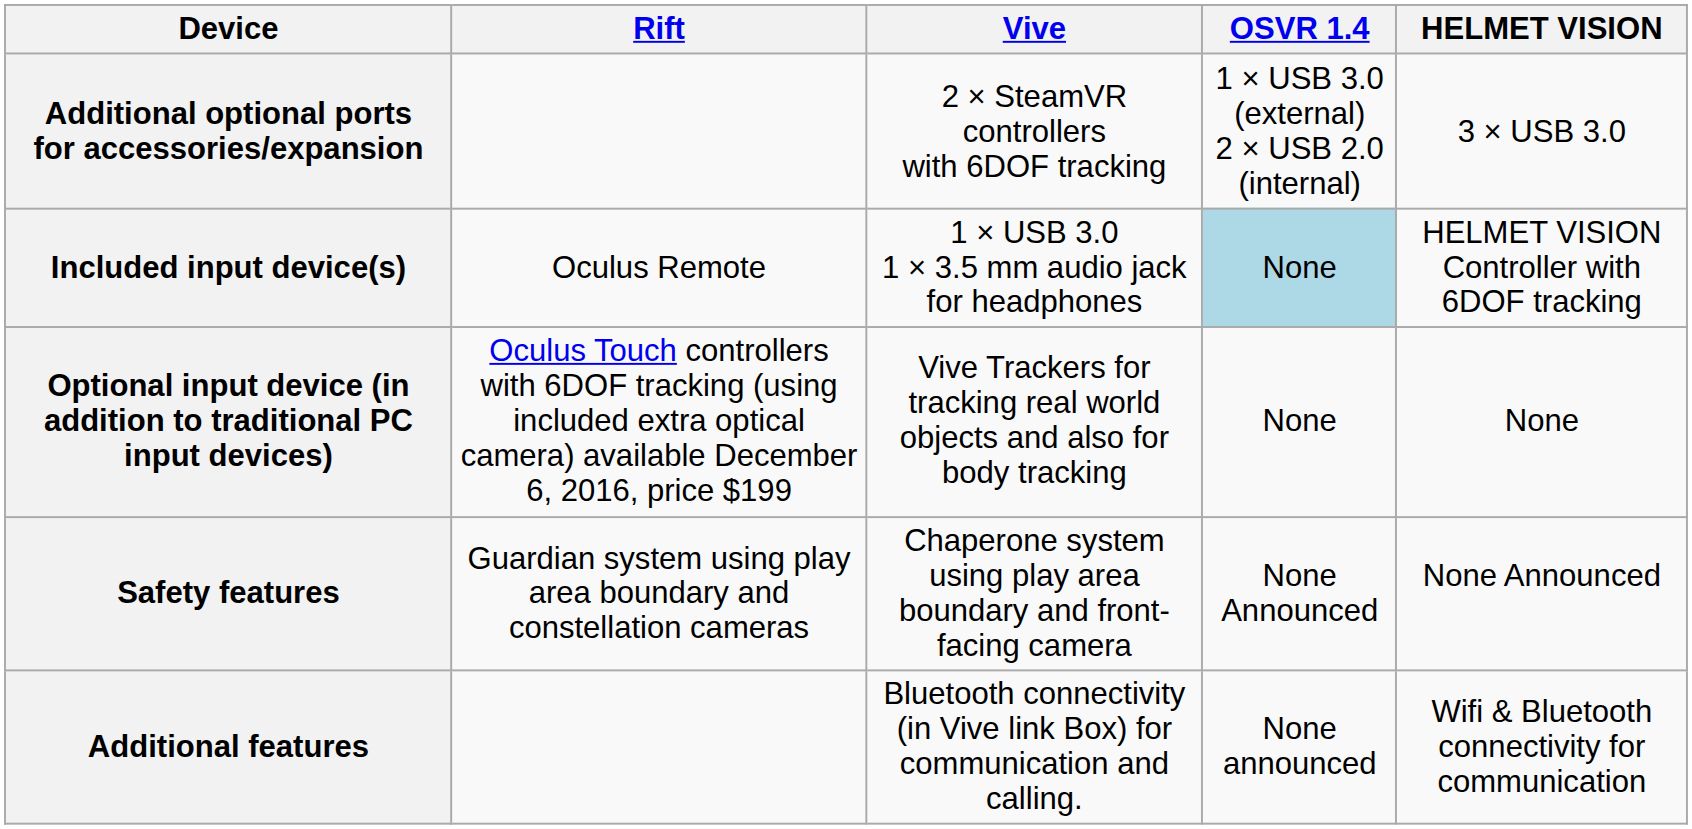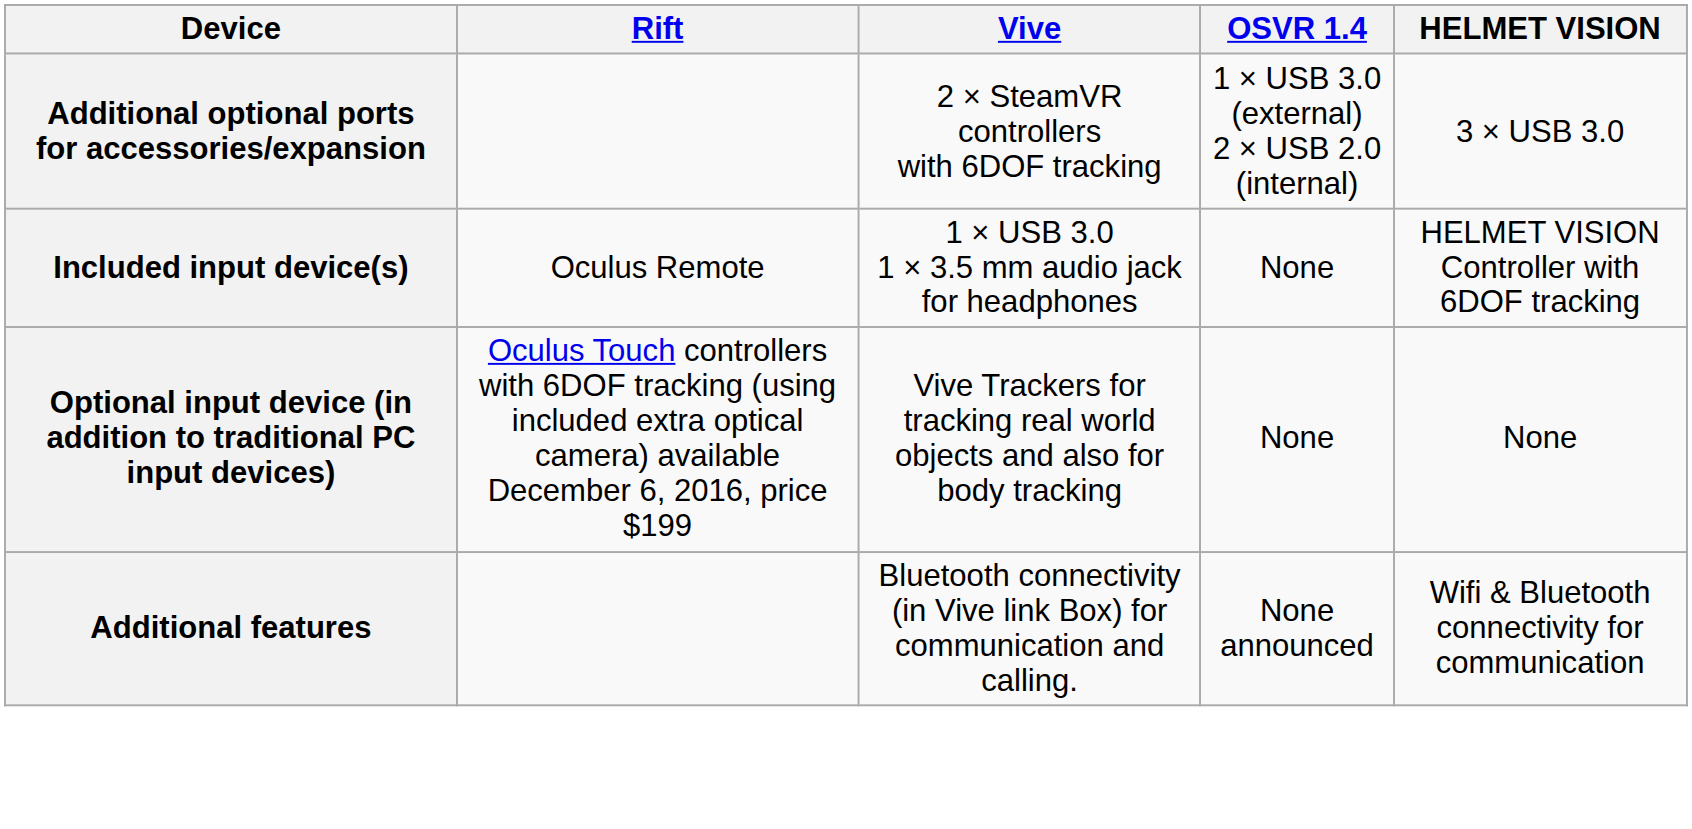(1300, 267) lightblue background -> (1297, 267) no background
- row: (228, 592)
